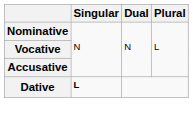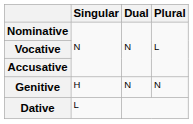+ row: (38, 87)
(76, 87) bold -> (76, 105) normal
